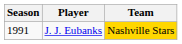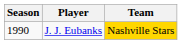(18, 30) 1991 -> (18, 30) 1990
